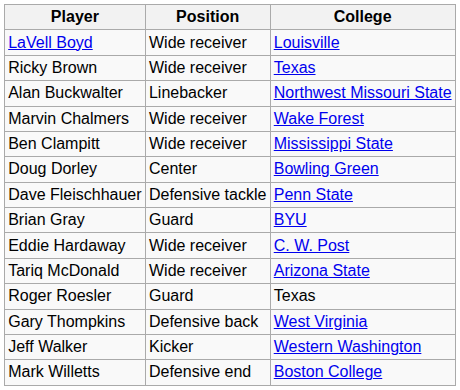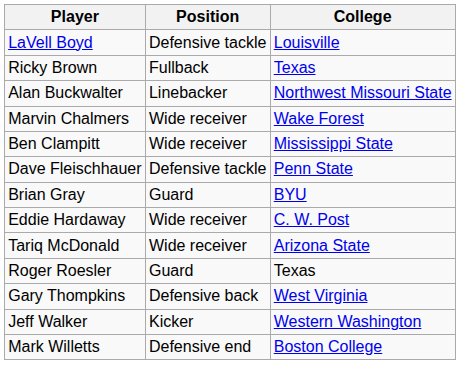(198, 42) Wide receiver -> (208, 42) Defensive tackle
(198, 67) Wide receiver -> (179, 67) Fullback
- row: (53, 169)
